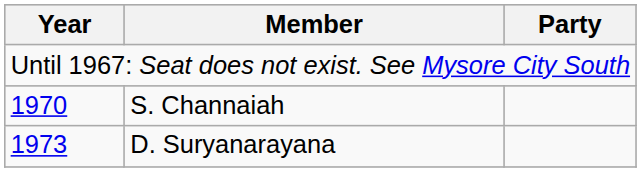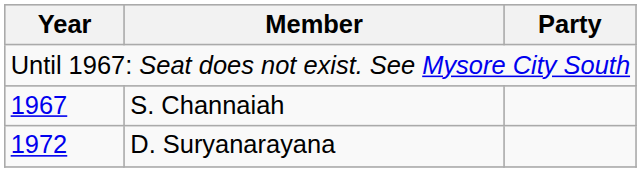(39, 105) 1970 -> (39, 105) 1967
(39, 145) 1973 -> (39, 145) 1972
